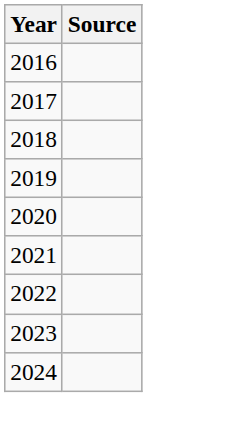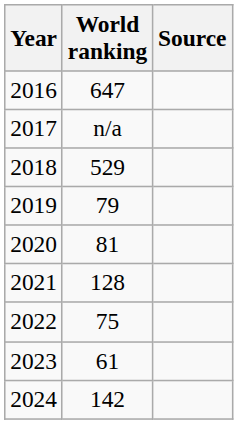+ column: (108, 37)
